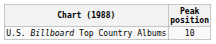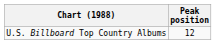(190, 33) 10 -> (190, 33) 12
